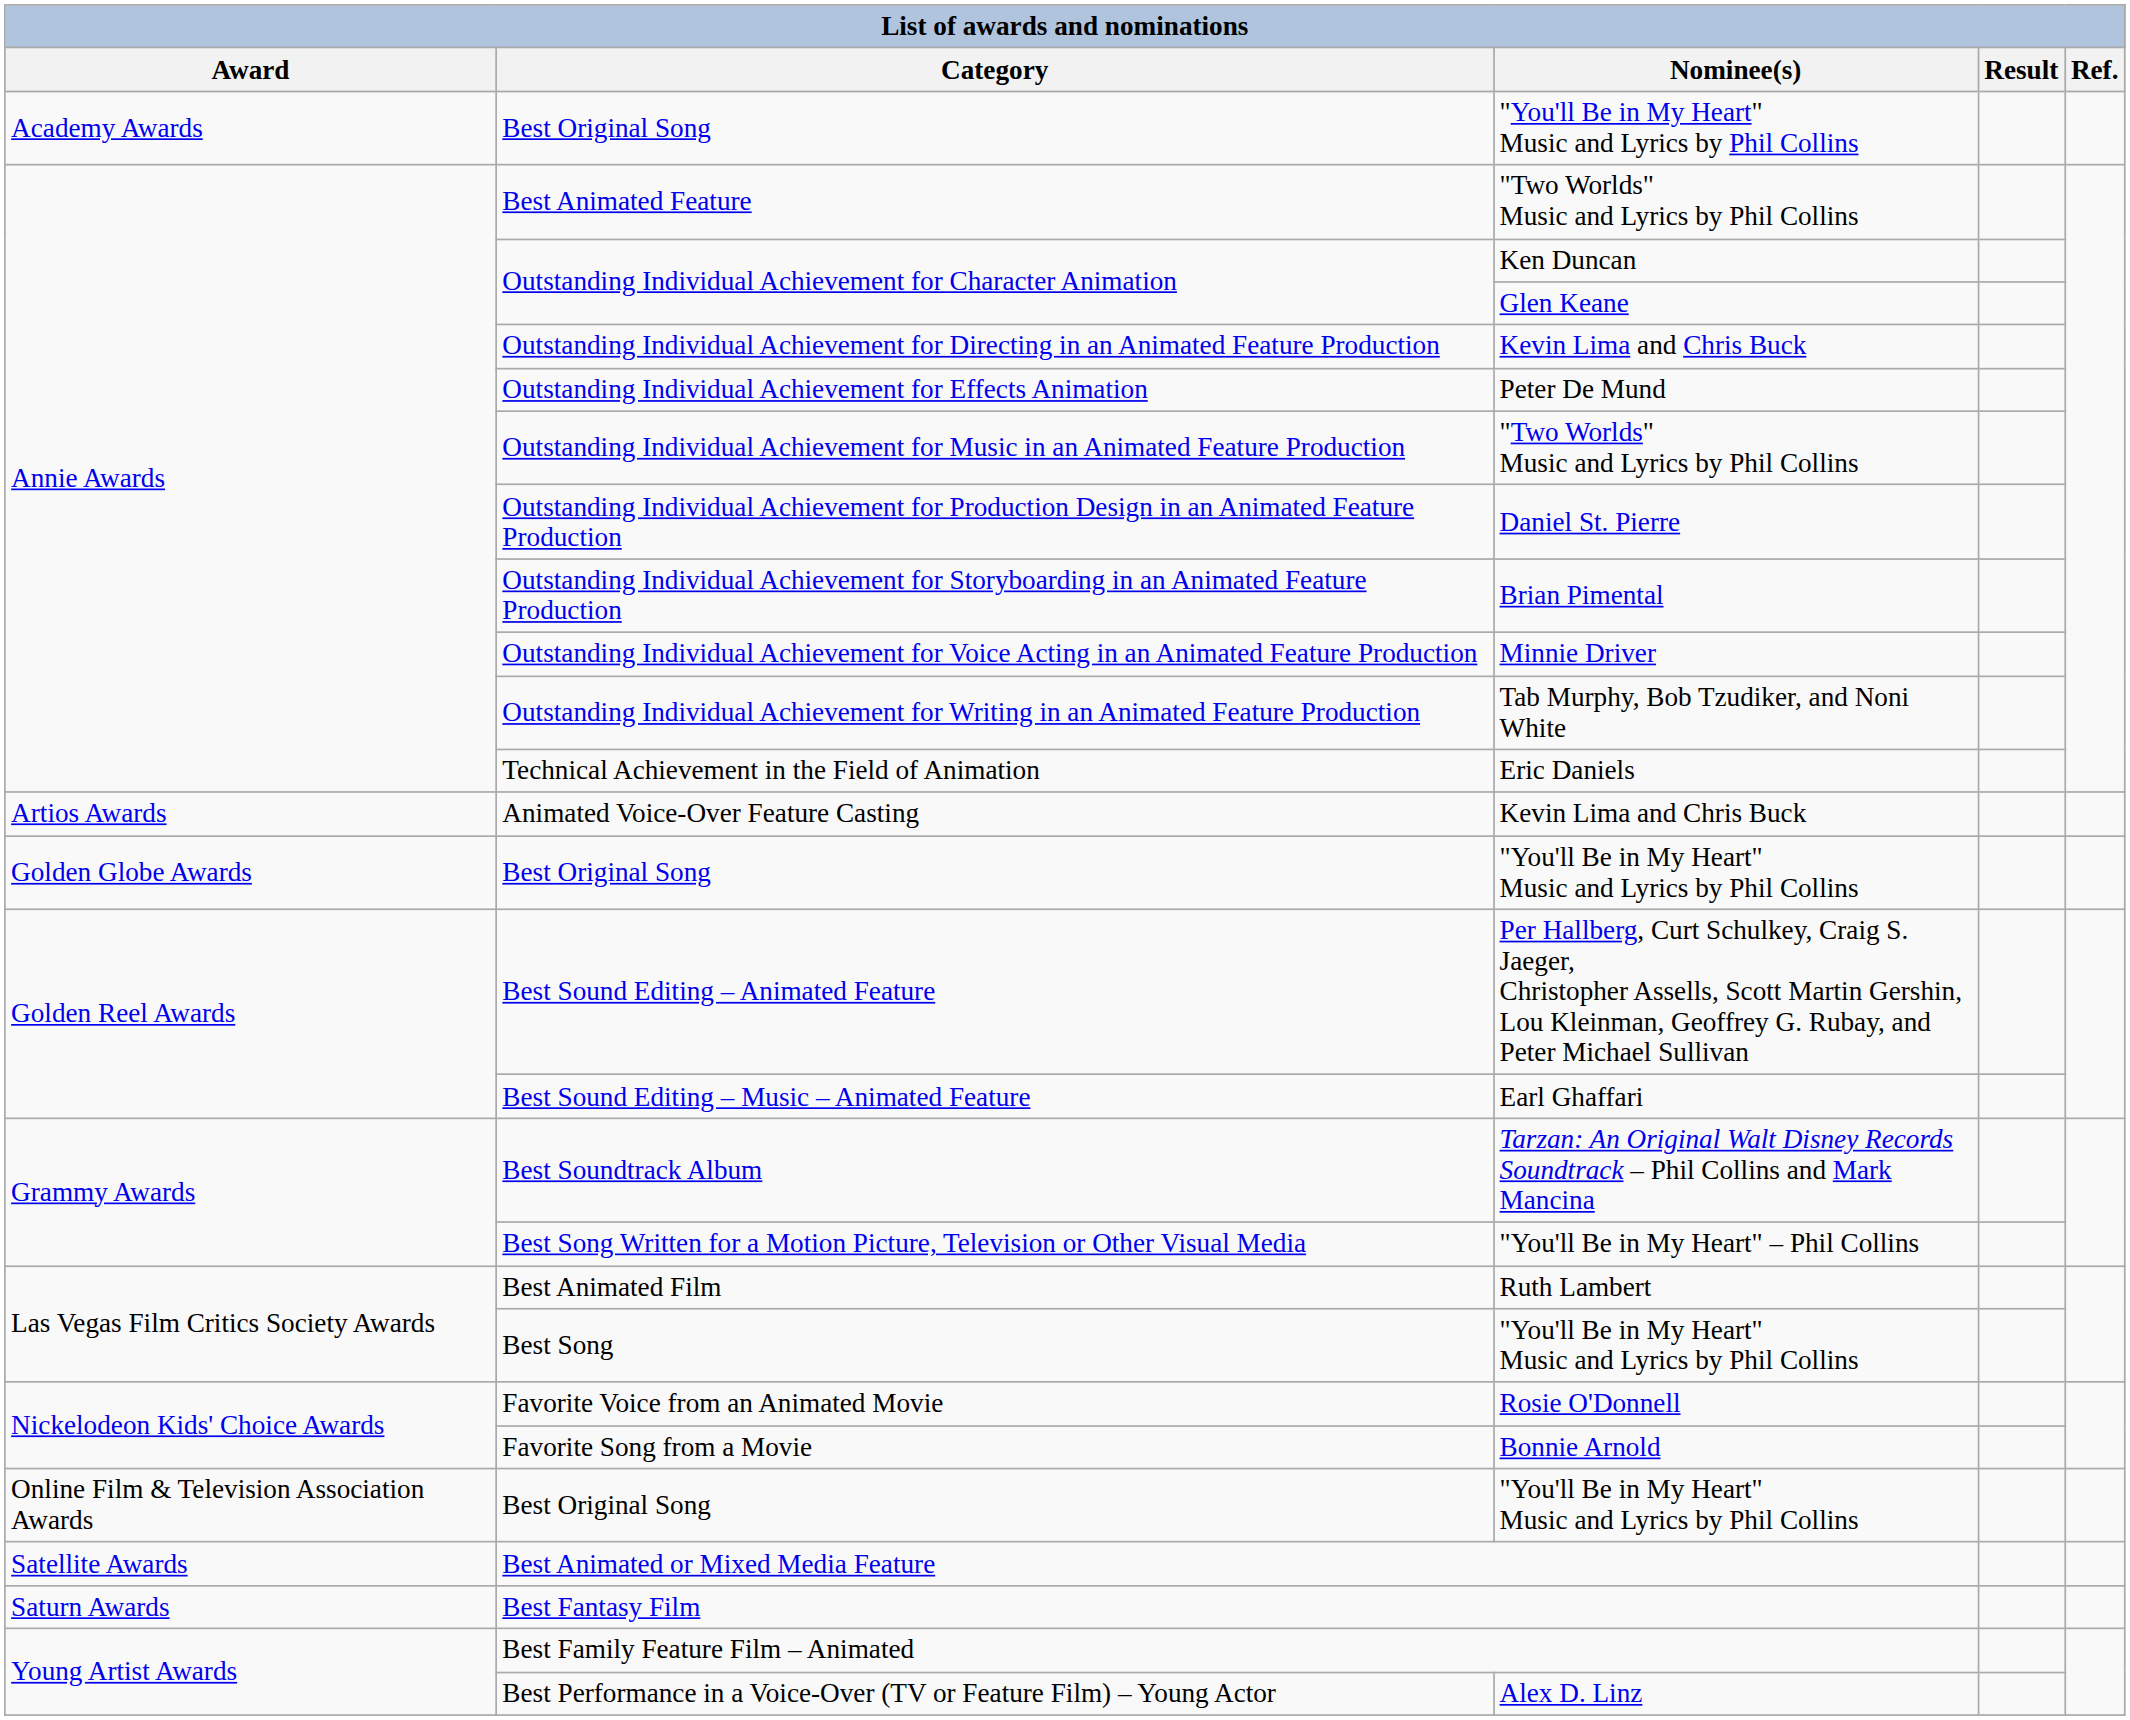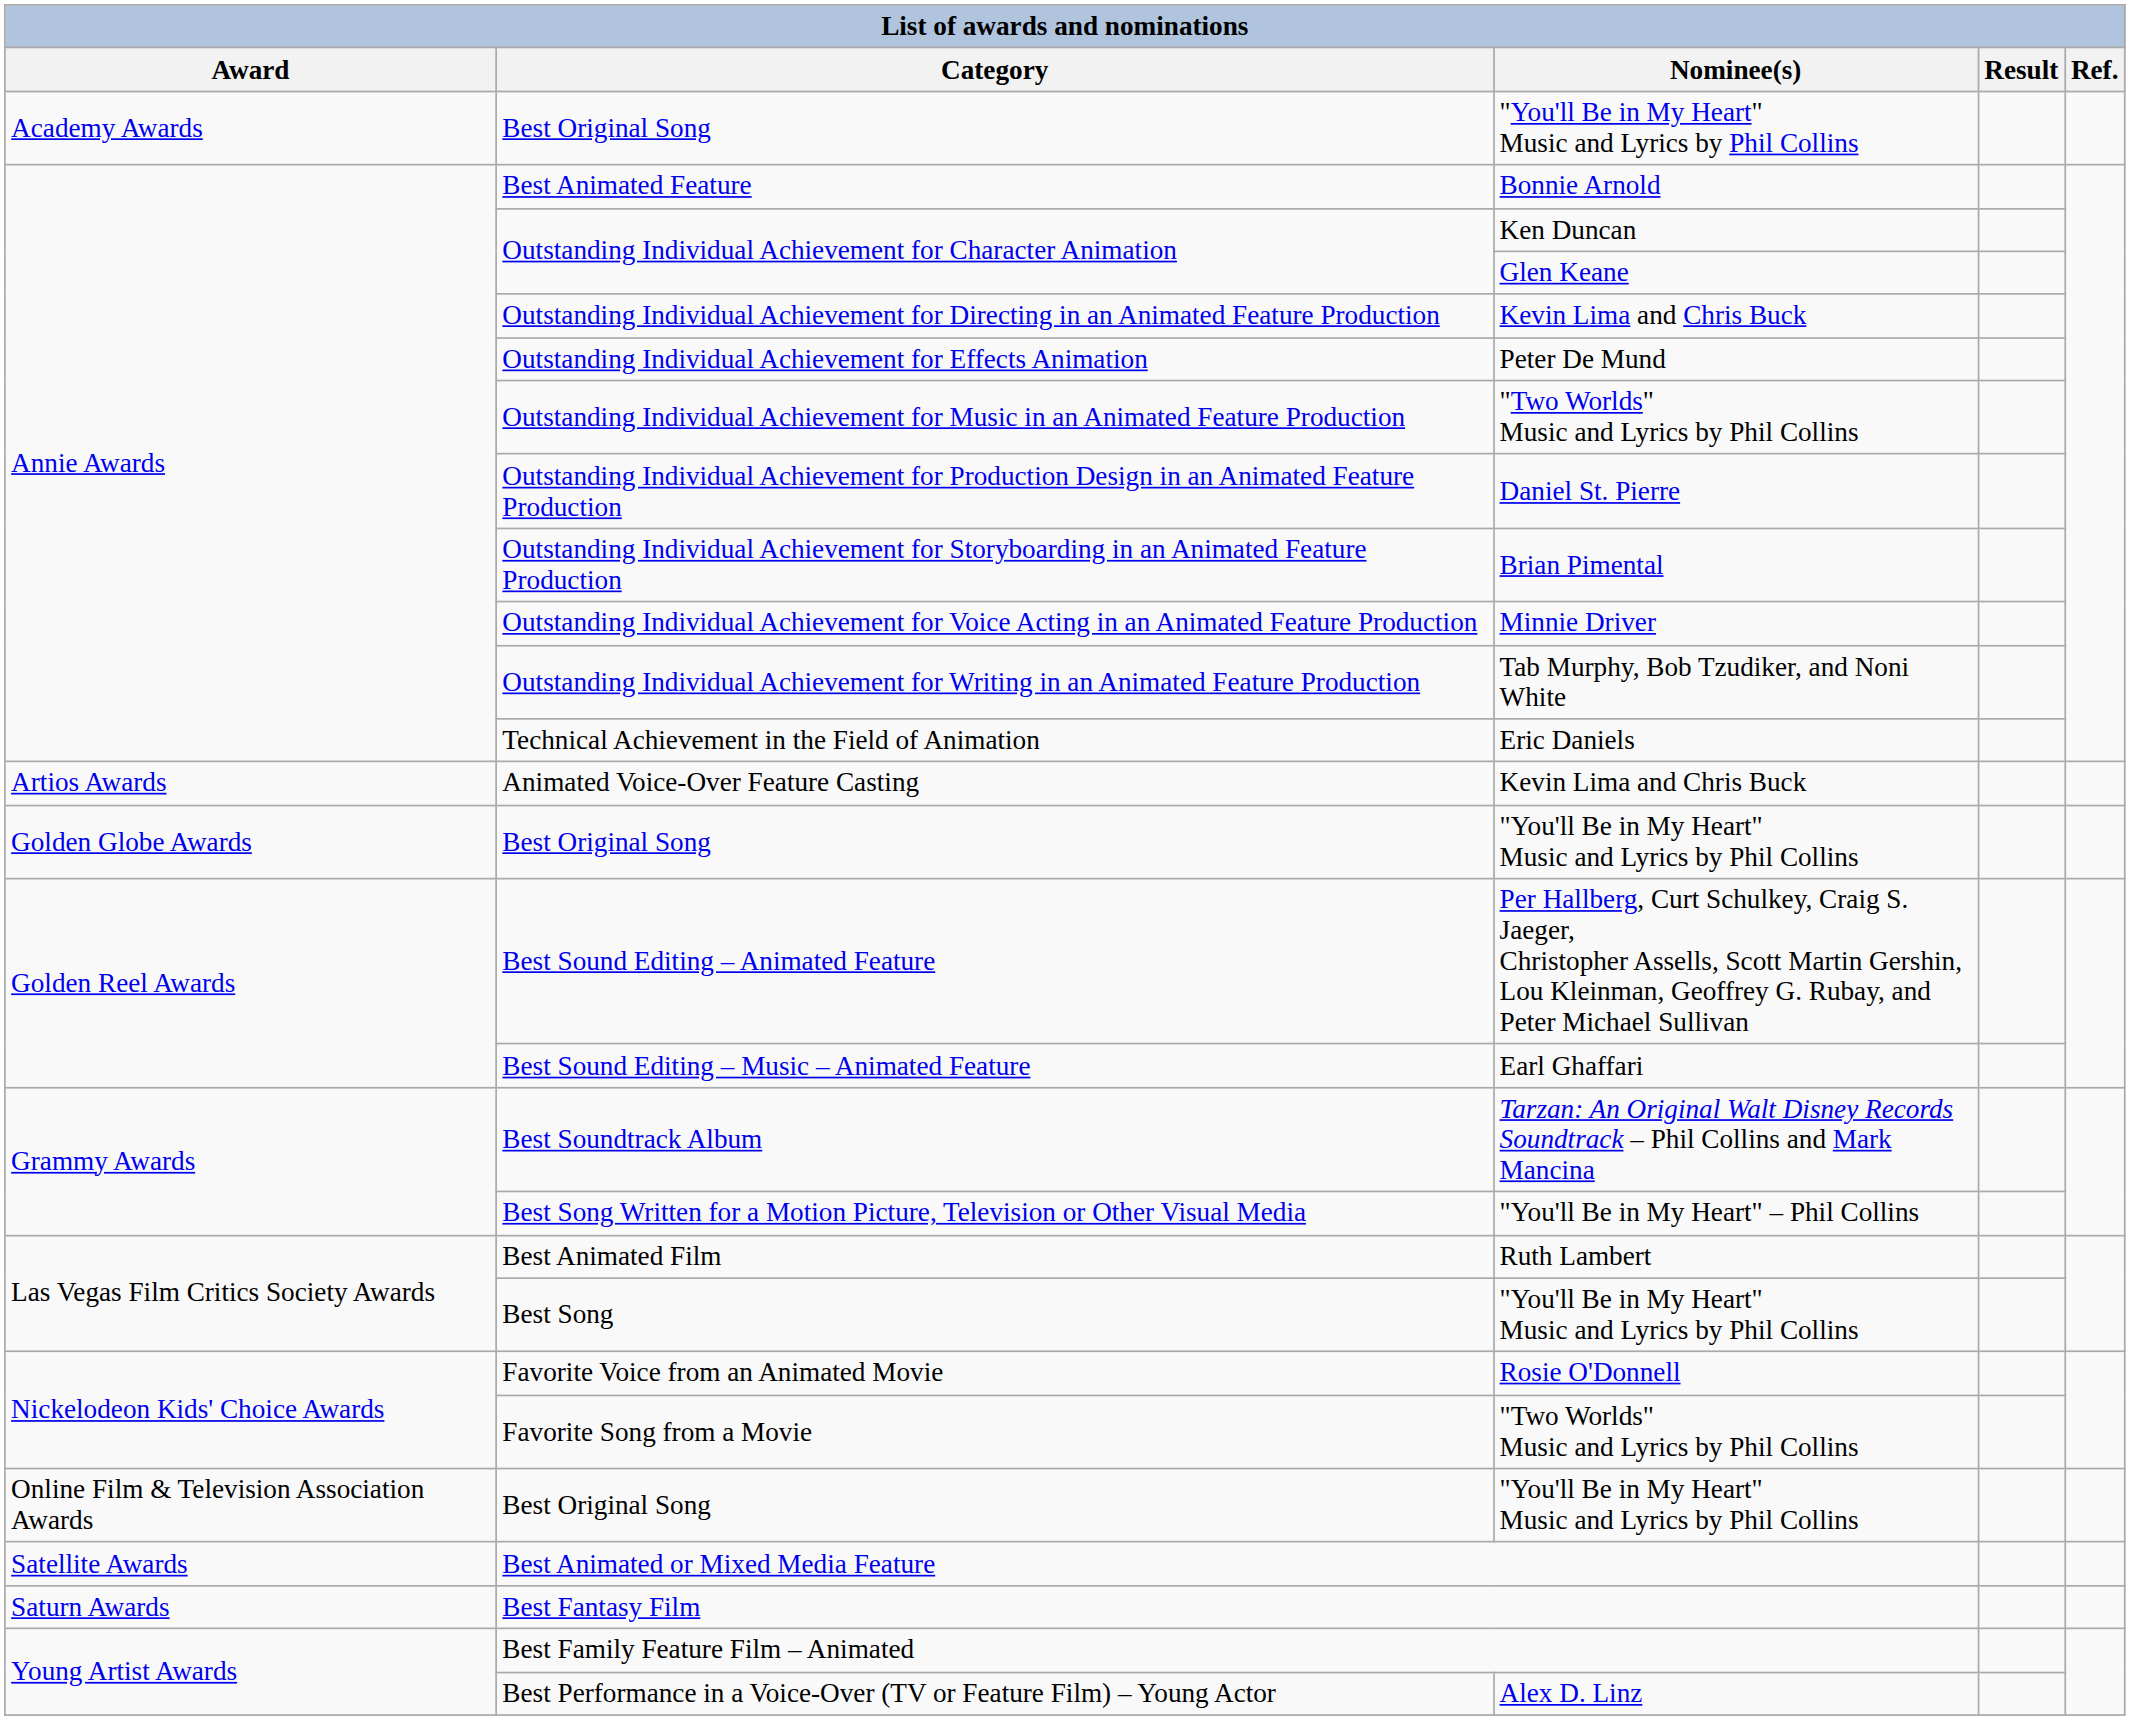(1679, 201) "Two Worlds" Music and Lyrics by Phil Collins -> (1580, 186) Bonnie Arnold
(1580, 1446) Bonnie Arnold -> (1679, 1431) "Two Worlds" Music and Lyrics by Phil Collins
